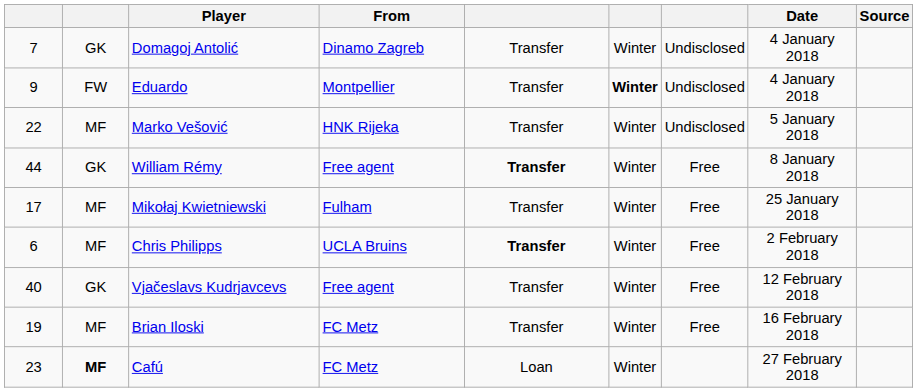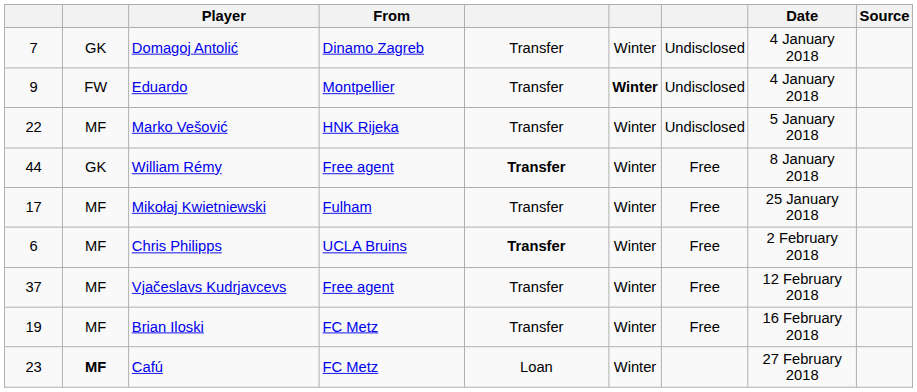(34, 287) 40 -> (34, 287) 37
(96, 287) GK -> (96, 287) MF
